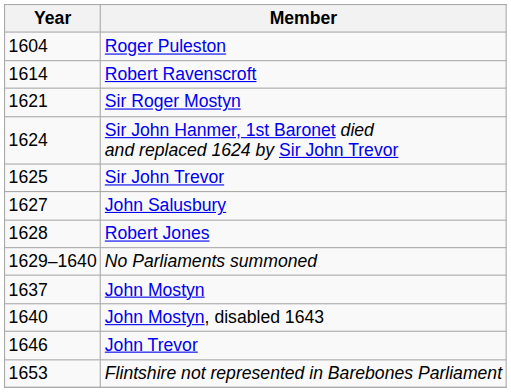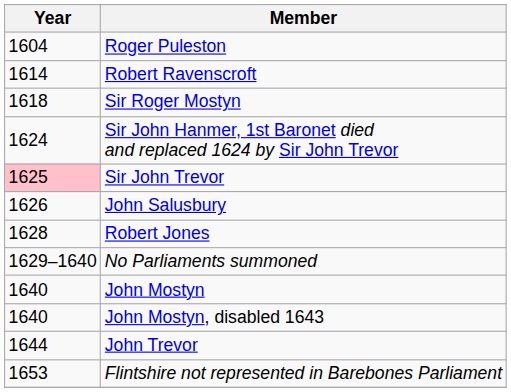(28, 102) 1621 -> (28, 102) 1618
(28, 177) no background -> (28, 177) pink background
(28, 205) 1627 -> (28, 205) 1626
(28, 289) 1637 -> (28, 289) 1640
(28, 345) 1646 -> (28, 345) 1644
